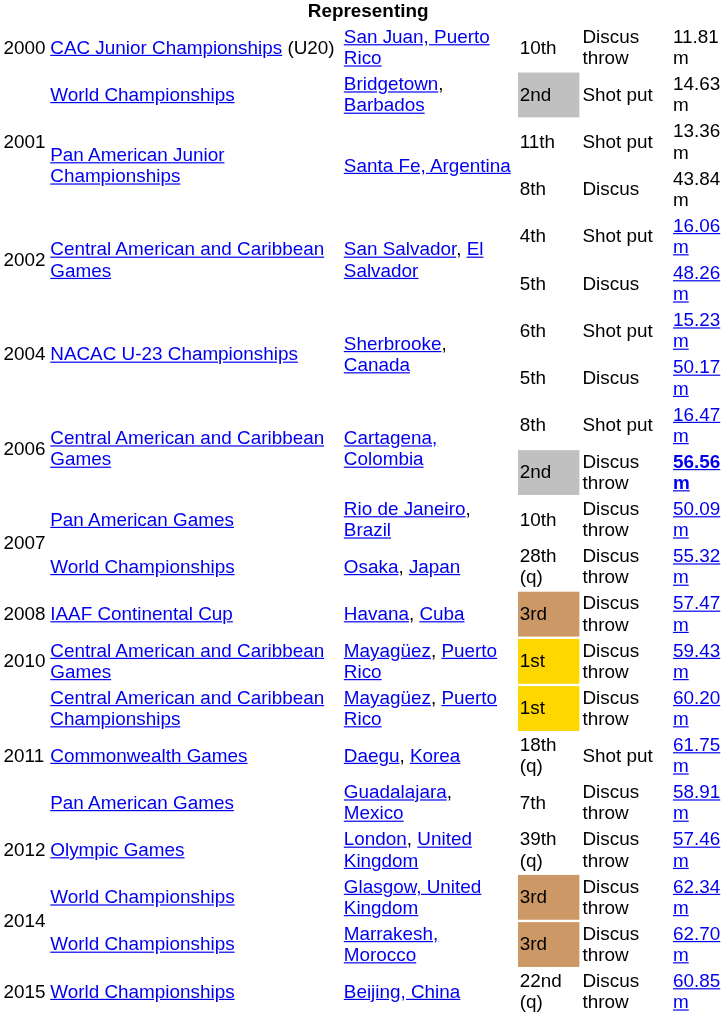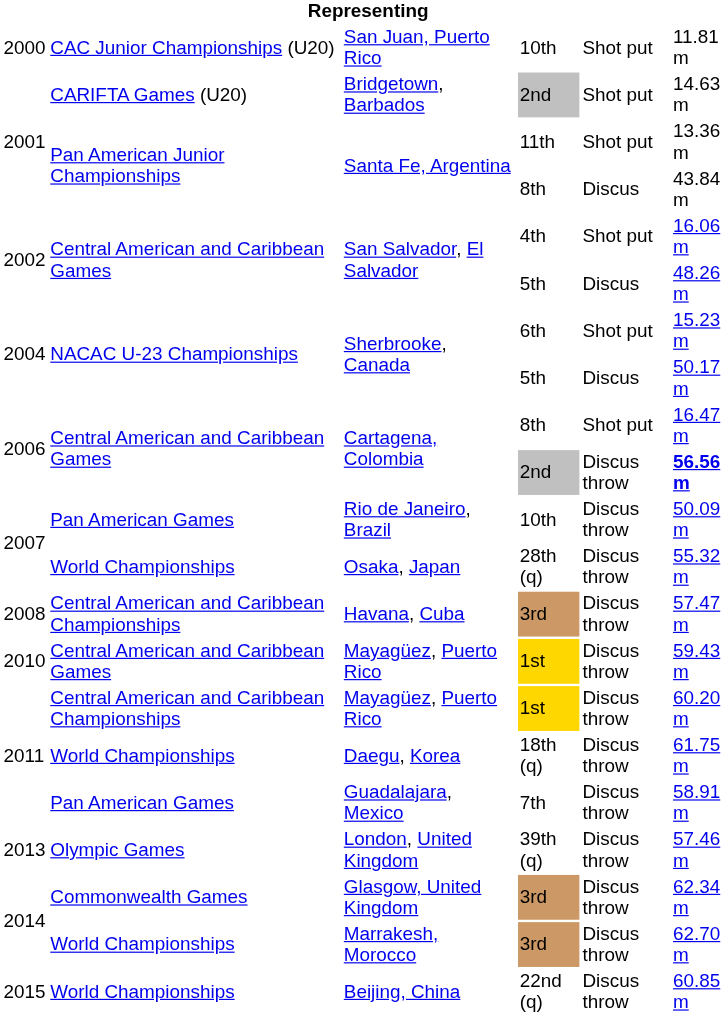(611, 47) Discus throw -> (618, 47) Shot put
(142, 94) World Championships -> (149, 94) CARIFTA Games (U20)
(142, 614) IAAF Continental Cup -> (187, 614) Central American and Caribbean Championships
(149, 755) Commonwealth Games -> (142, 755) World Championships
(618, 755) Shot put -> (611, 755) Discus throw
(25, 850) 2012 -> (25, 850) 2013
(142, 897) World Championships -> (149, 897) Commonwealth Games
